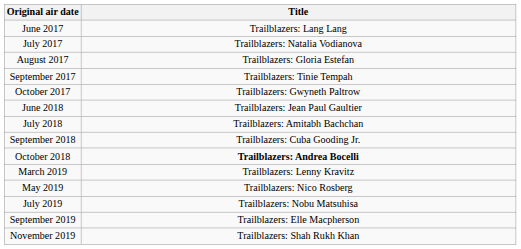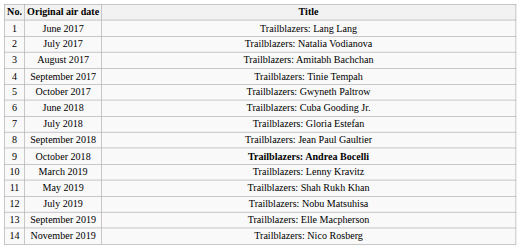+ column: (15, 12)
(298, 60) Trailblazers: Gloria Estefan -> (309, 60) Trailblazers: Amitabh Bachchan
(298, 108) Trailblazers: Jean Paul Gaultier -> (309, 108) Trailblazers: Cuba Gooding Jr.
(298, 124) Trailblazers: Amitabh Bachchan -> (309, 124) Trailblazers: Gloria Estefan
(298, 140) Trailblazers: Cuba Gooding Jr. -> (309, 140) Trailblazers: Jean Paul Gaultier
(298, 188) Trailblazers: Nico Rosberg -> (309, 188) Trailblazers: Shah Rukh Khan
(298, 236) Trailblazers: Shah Rukh Khan -> (309, 236) Trailblazers: Nico Rosberg
